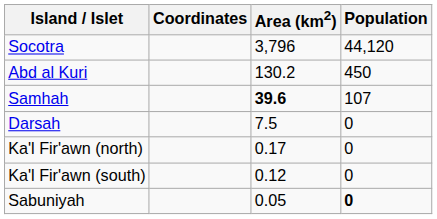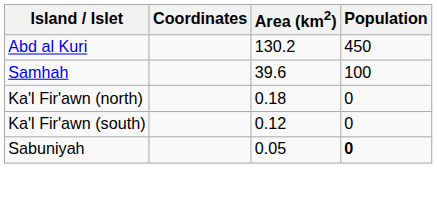- row: (36, 47)
(270, 98) bold -> (270, 72) normal
(358, 98) 107 -> (358, 72) 100
- row: (34, 124)
(270, 149) 0.17 -> (270, 98) 0.18
